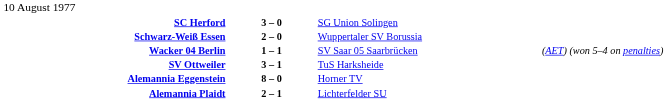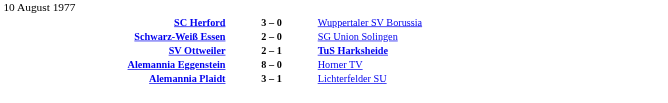(358, 22) SG Union Solingen -> (370, 22) Wuppertaler SV Borussia
(370, 36) Wuppertaler SV Borussia -> (358, 36) SG Union Solingen
- row: (187, 51)
(272, 65) 3 – 1 -> (272, 51) 2 – 1
(351, 65) normal -> (353, 51) bold
(272, 93) 2 – 1 -> (272, 79) 3 – 1
